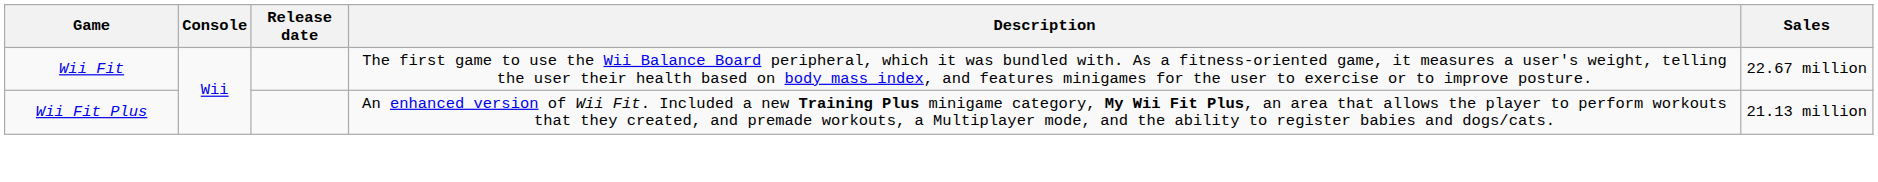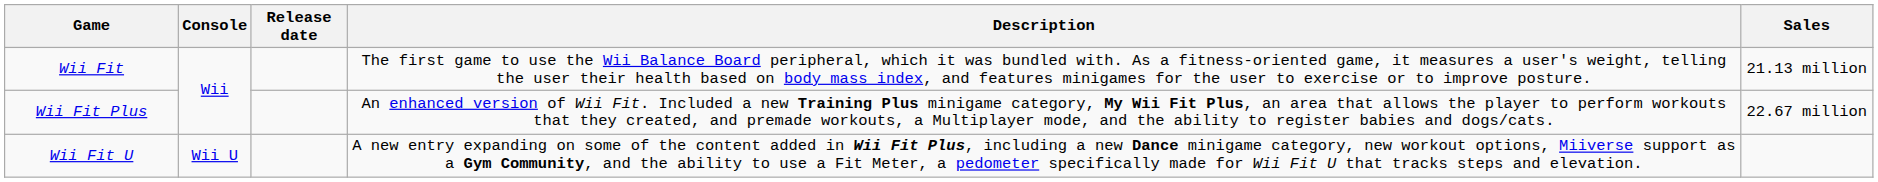(1807, 69) 22.67 million -> (1807, 69) 21.13 million
(1807, 112) 21.13 million -> (1807, 112) 22.67 million
+ row: (92, 155)
